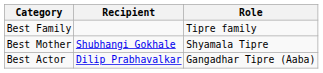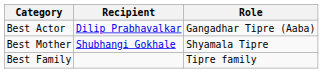rows swapped: (36, 60) <-> (39, 28)
